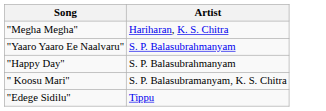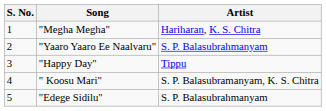+ column: (20, 13)
(182, 64) S. P. Balasubrahmanyam -> (174, 64) Tippu
(142, 98) Tippu -> (214, 98) S. P. Balasubrahmanyam
